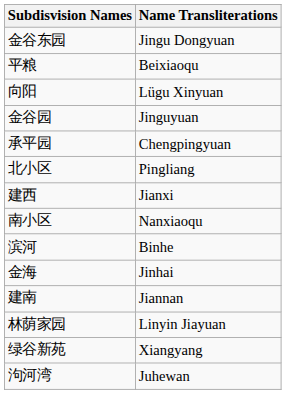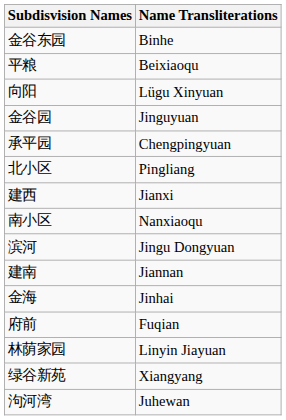(187, 40) Jingu Dongyuan -> (156, 40) Binhe
(156, 247) Binhe -> (187, 247) Jingu Dongyuan
rows swapped: (22, 272) <-> (22, 298)
+ row: (22, 324)
